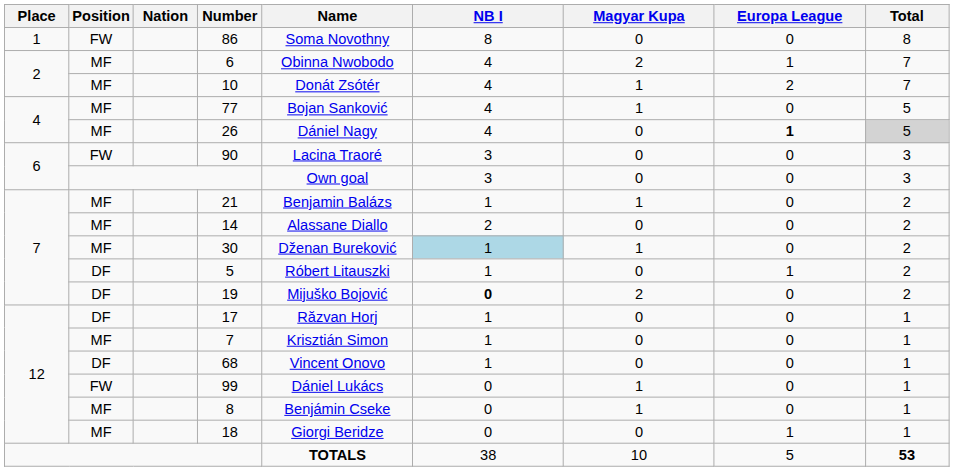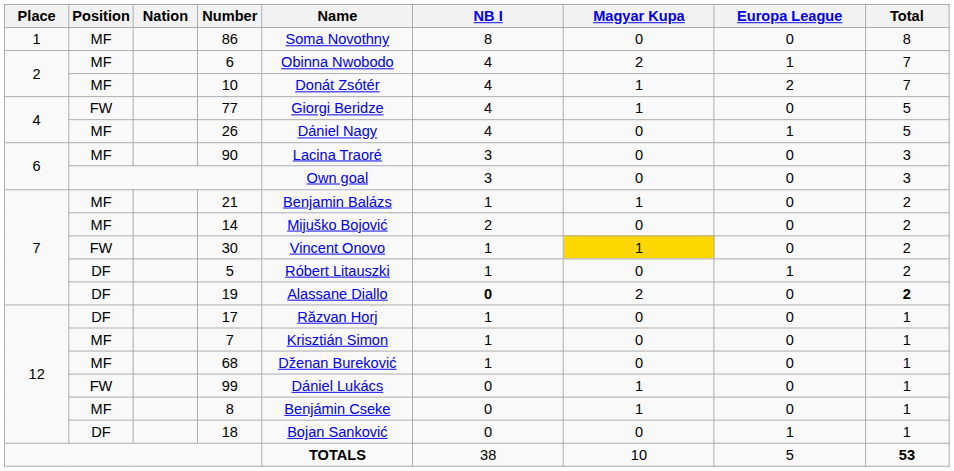(101, 39) FW -> (101, 39) MF
(101, 109) MF -> (101, 109) FW
(337, 109) Bojan Sanković -> (337, 109) Giorgi Beridze
(790, 132) bold -> (790, 132) normal
(907, 132) lightgrey background -> (907, 132) no background
(101, 155) FW -> (101, 155) MF
(337, 224) Alassane Diallo -> (337, 224) Mijuško Bojović
(101, 247) MF -> (101, 247) FW
(337, 247) Dženan Bureković -> (337, 247) Vincent Onovo
(488, 247) lightblue background -> (488, 247) no background
(639, 247) no background -> (639, 247) gold background
(337, 293) Mijuško Bojović -> (337, 293) Alassane Diallo
(907, 293) normal -> (907, 293) bold
(101, 363) DF -> (101, 363) MF
(337, 363) Vincent Onovo -> (337, 363) Dženan Bureković
(101, 432) MF -> (101, 432) DF
(337, 432) Giorgi Beridze -> (337, 432) Bojan Sanković
